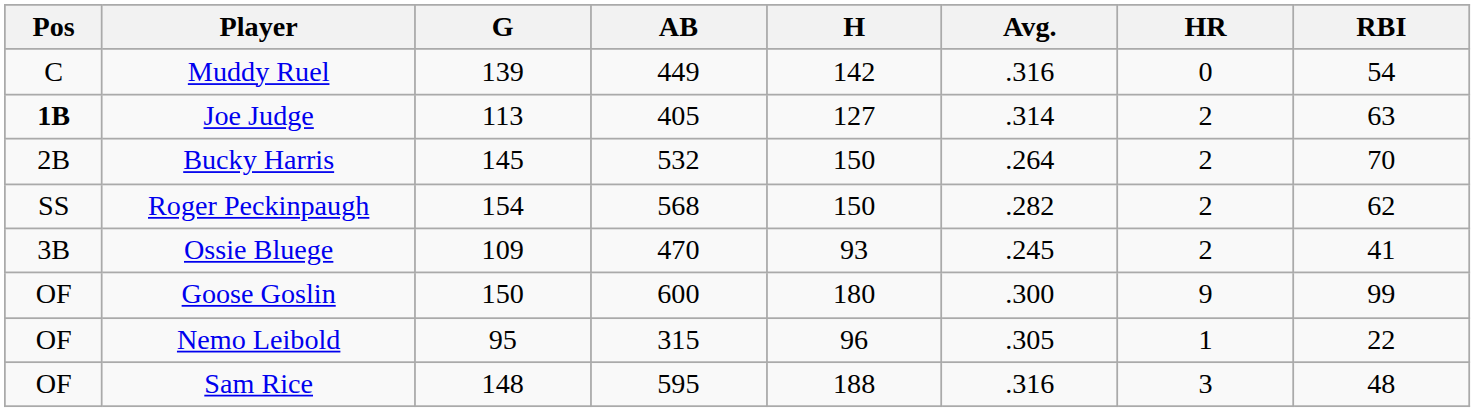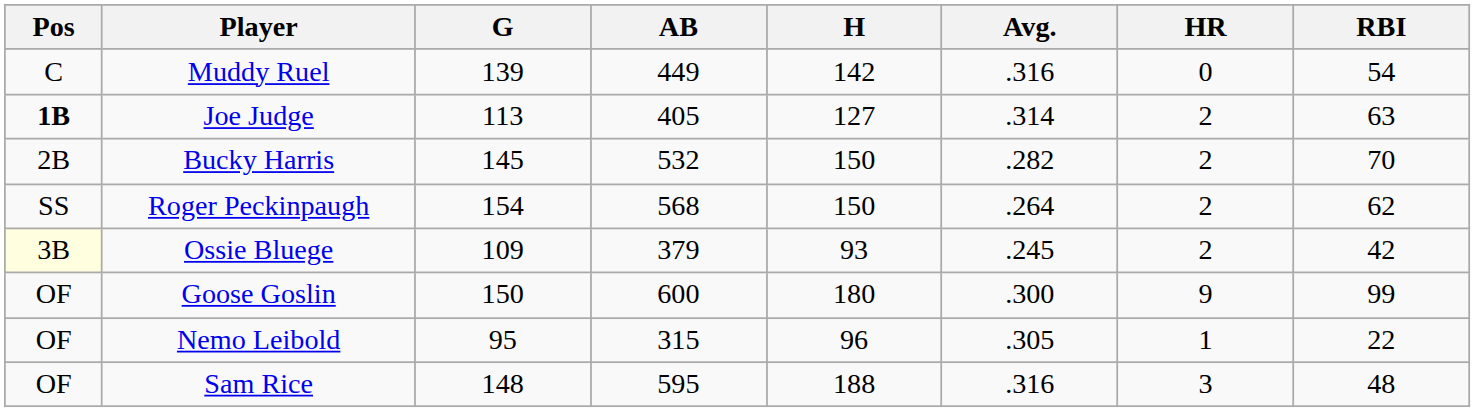(1030, 160) .264 -> (1030, 160) .282
(1030, 205) .282 -> (1030, 205) .264
(54, 250) no background -> (54, 250) lightyellow background
(678, 250) 470 -> (678, 250) 379
(1381, 250) 41 -> (1381, 250) 42
